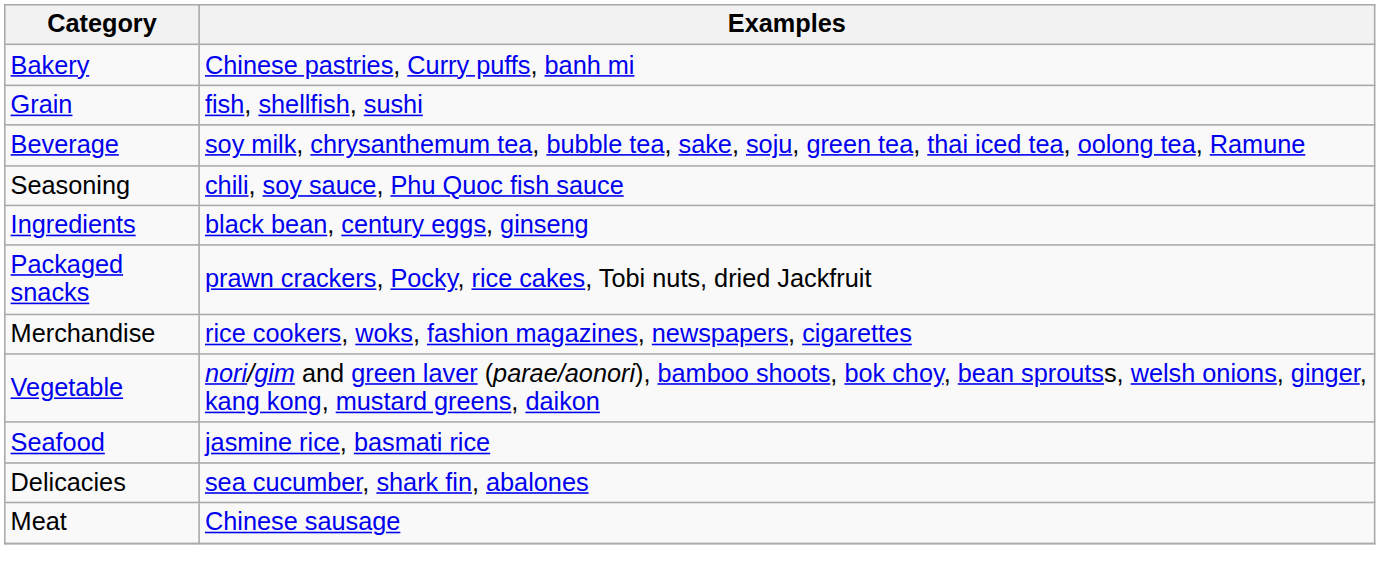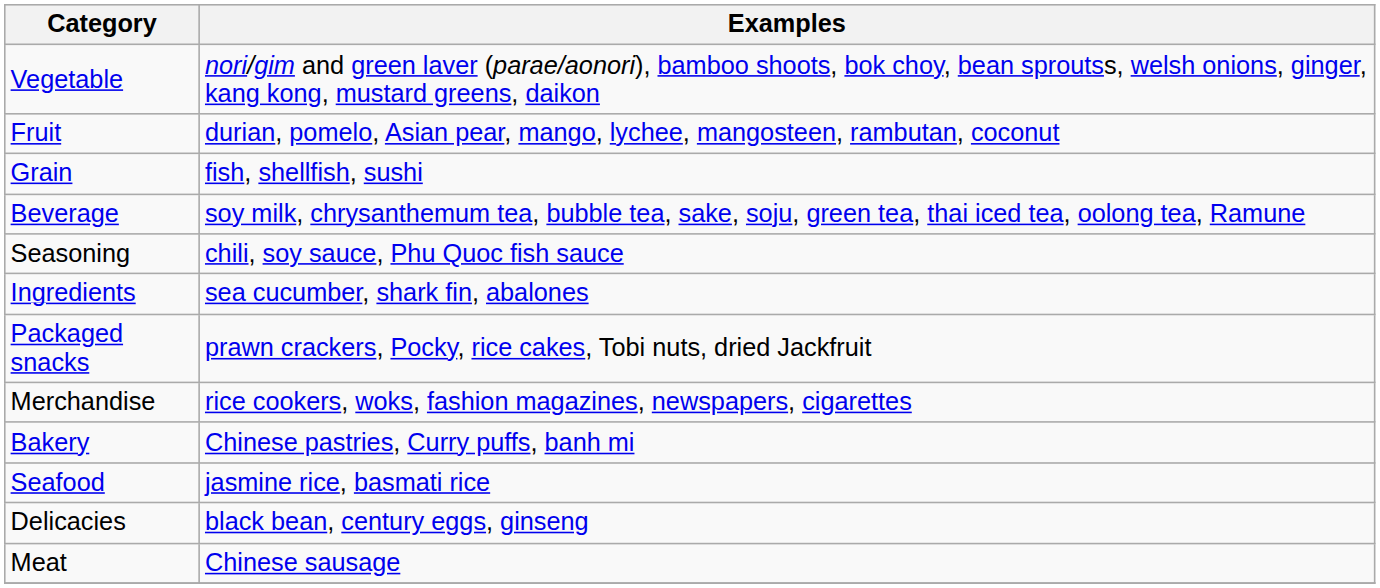rows swapped: (67, 387) <-> (50, 64)
+ row: (36, 133)
(397, 225) black bean, century eggs, ginseng -> (397, 293) sea cucumber, shark fin, abalones
(397, 482) sea cucumber, shark fin, abalones -> (397, 522) black bean, century eggs, ginseng
